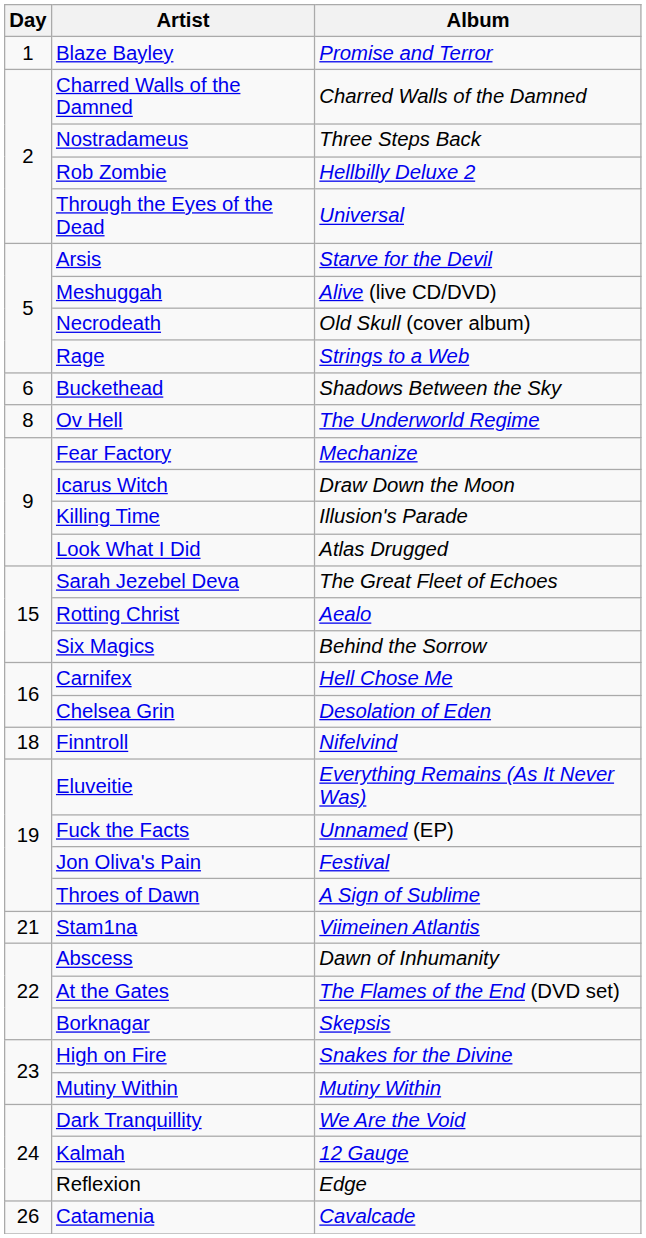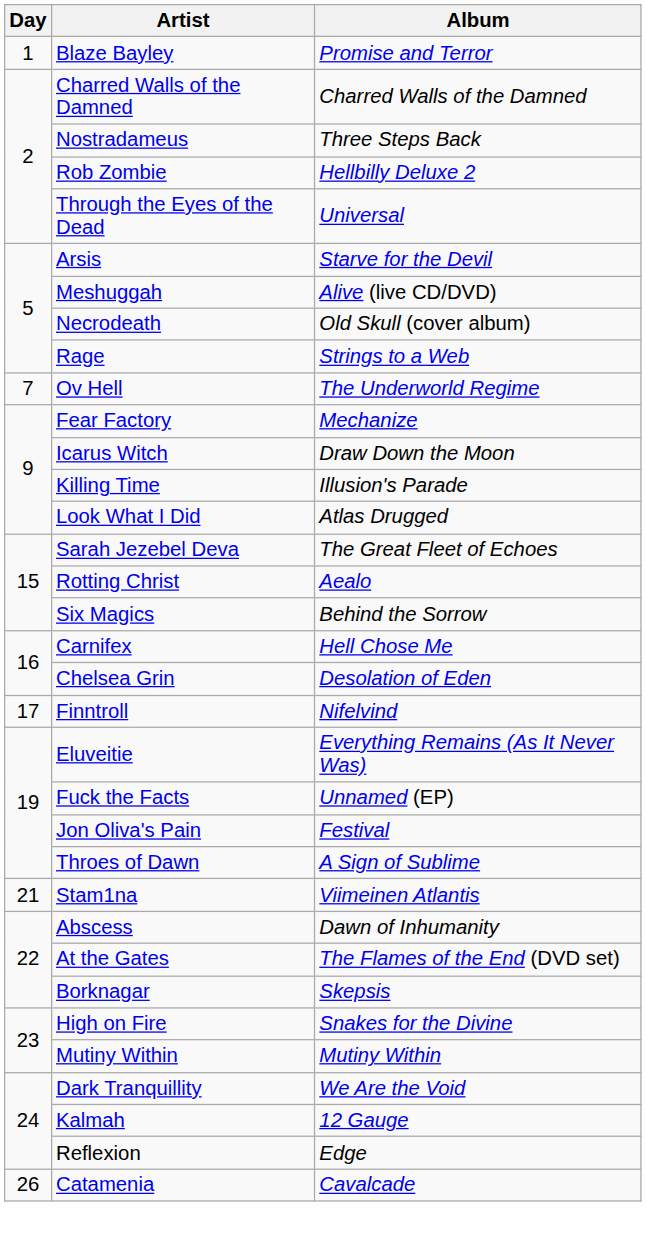- row: (110, 388)
(28, 420) 8 -> (28, 388) 7
(28, 743) 18 -> (28, 710) 17
